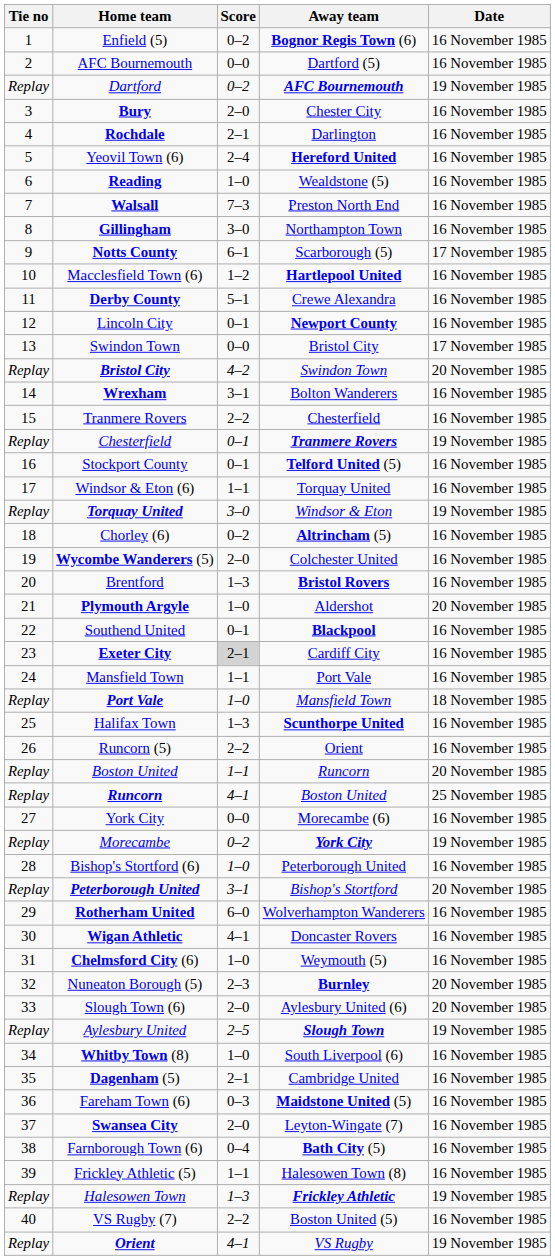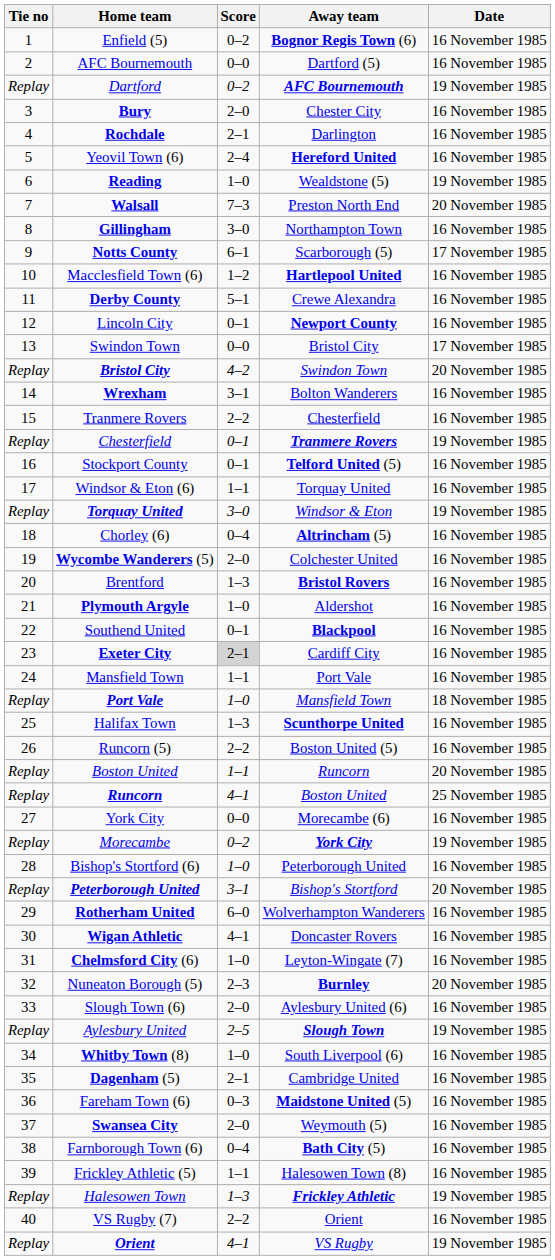(489, 181) 16 November 1985 -> (489, 181) 19 November 1985
(489, 205) 16 November 1985 -> (489, 205) 20 November 1985
(238, 535) 0–2 -> (238, 535) 0–4
(489, 606) 20 November 1985 -> (489, 606) 16 November 1985
(344, 747) Orient -> (344, 747) Boston United (5)
(344, 960) Weymouth (5) -> (344, 960) Leyton-Wingate (7)
(489, 1007) 20 November 1985 -> (489, 1007) 16 November 1985
(344, 1125) Leyton-Wingate (7) -> (344, 1125) Weymouth (5)
(344, 1219) Boston United (5) -> (344, 1219) Orient
